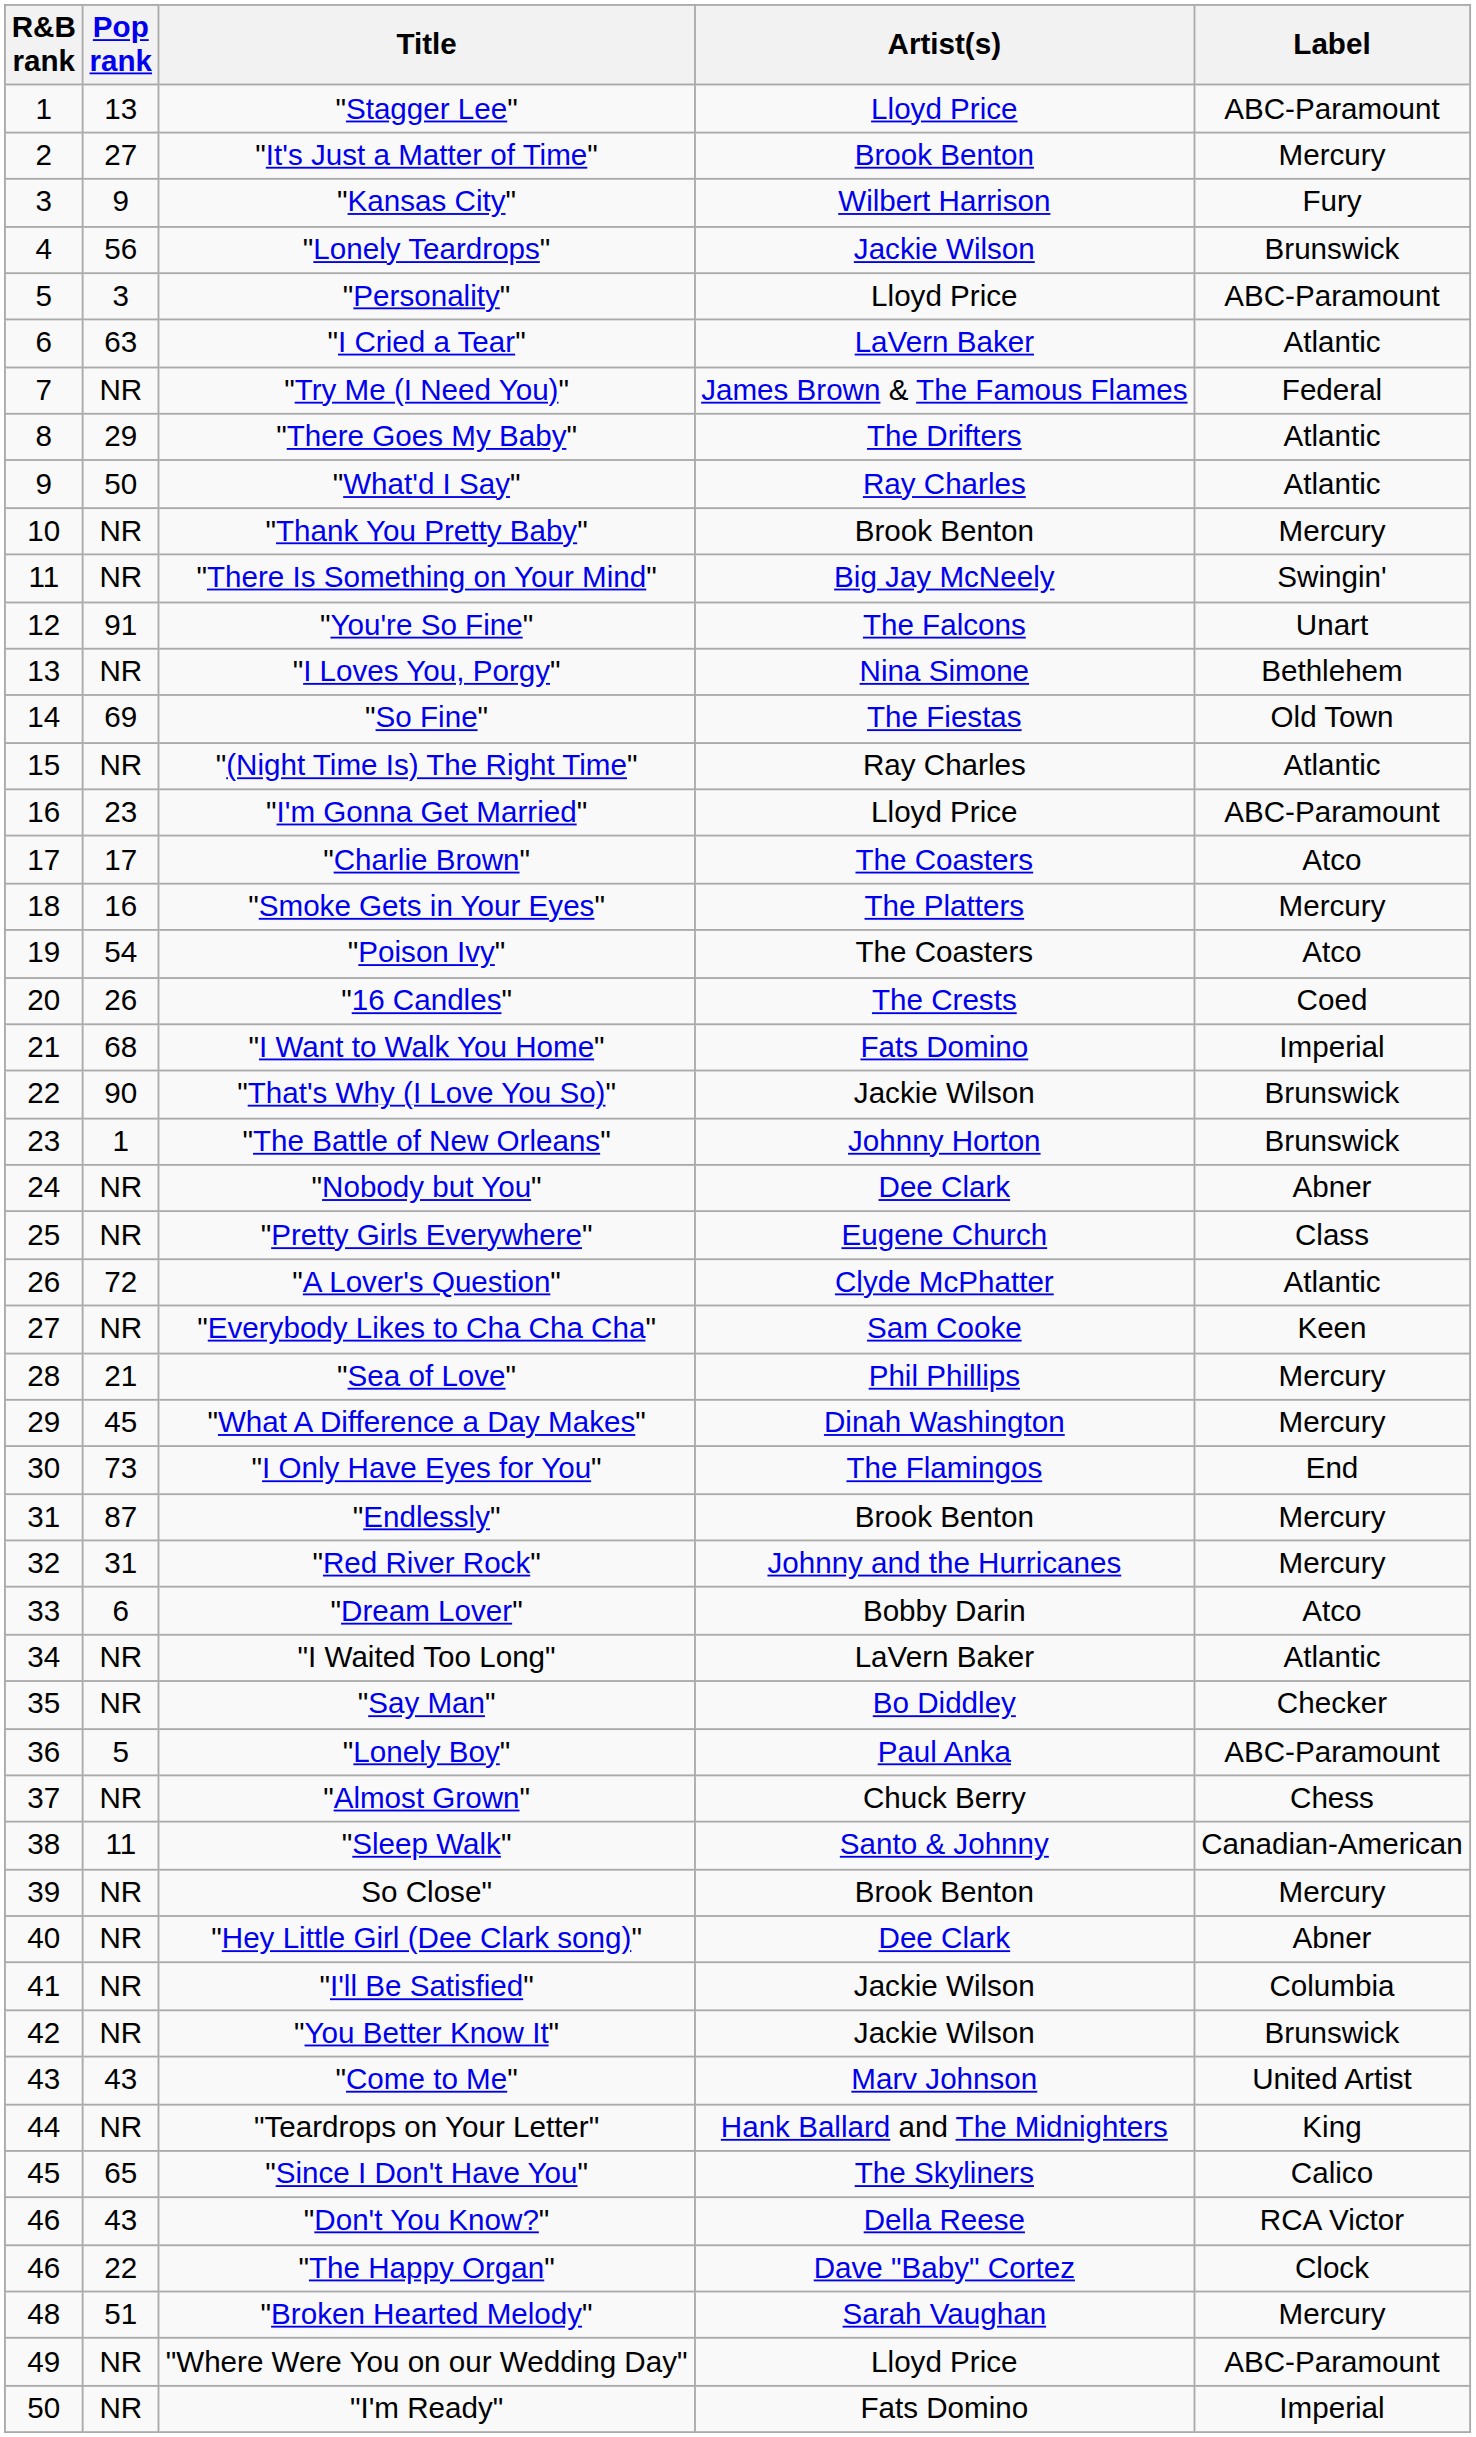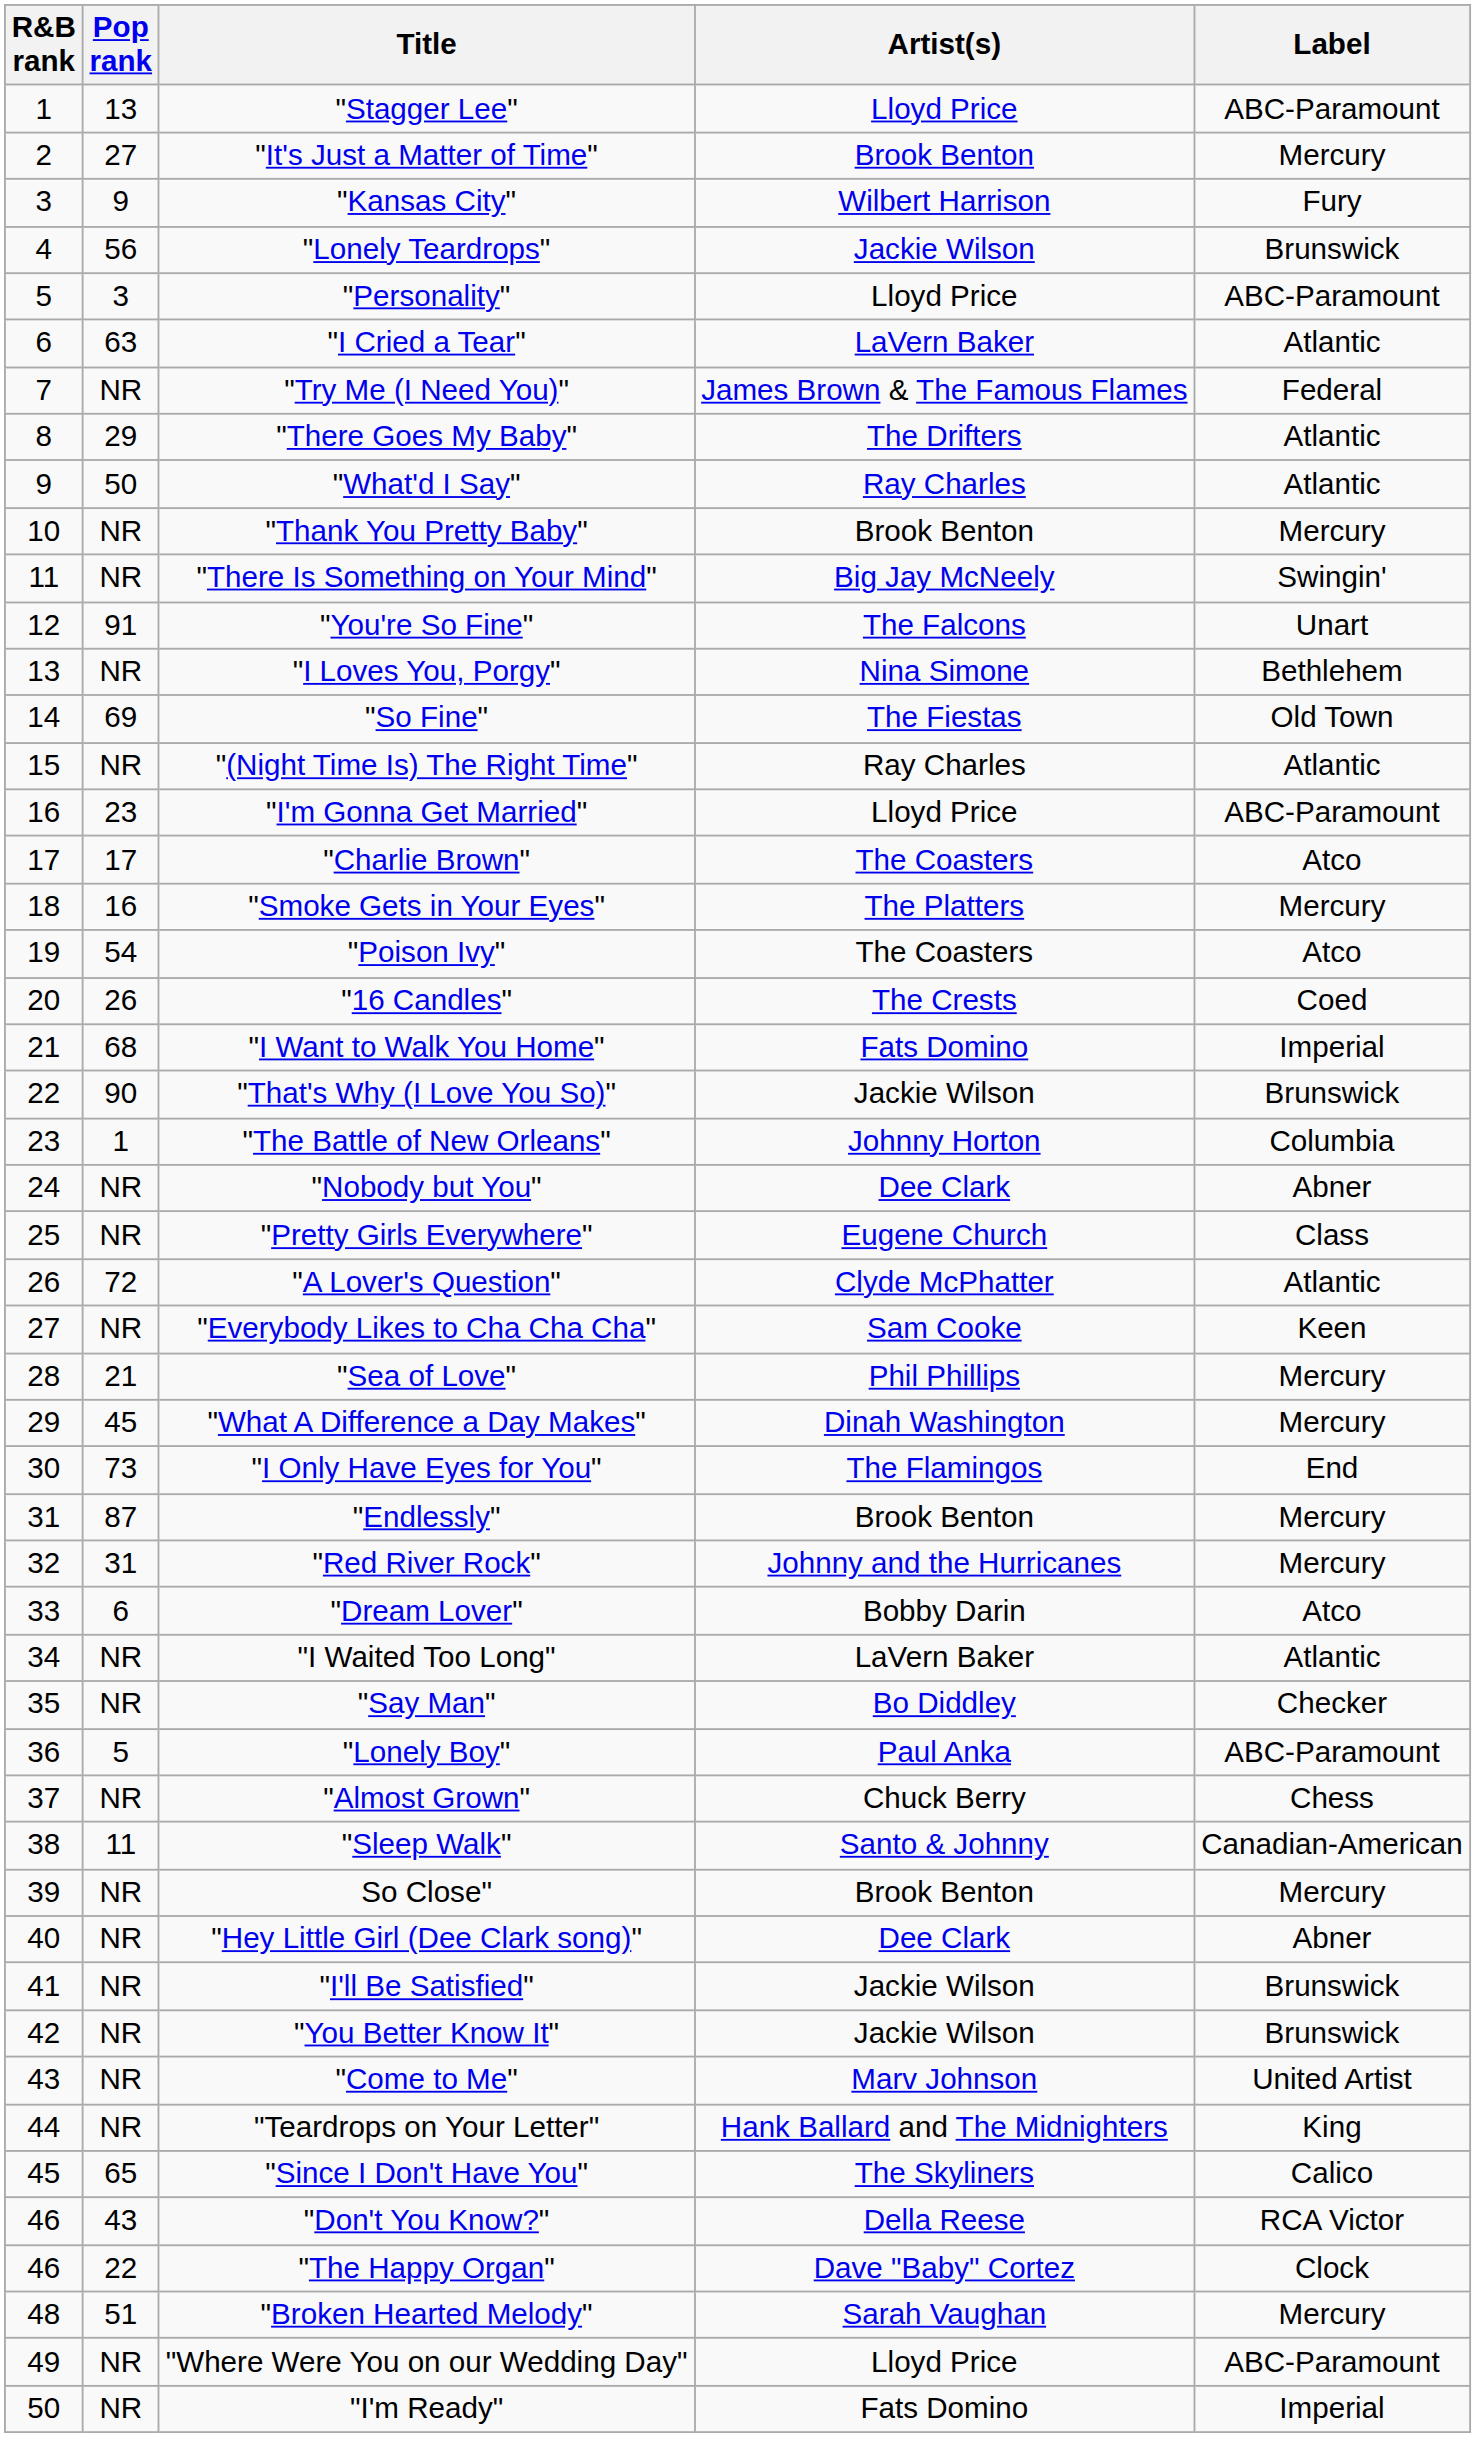(1332, 1140) Brunswick -> (1332, 1140) Columbia
(1332, 1985) Columbia -> (1332, 1985) Brunswick
(121, 2079) 43 -> (121, 2079) NR
